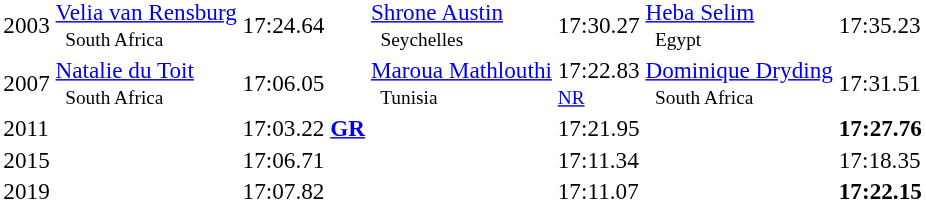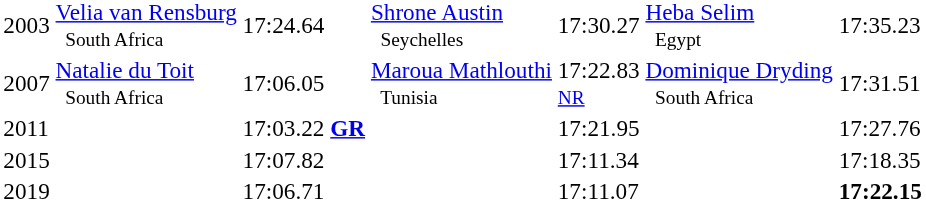(880, 128) bold -> (880, 128) normal
(284, 160) 17:06.71 -> (284, 160) 17:07.82
(284, 191) 17:07.82 -> (284, 191) 17:06.71
